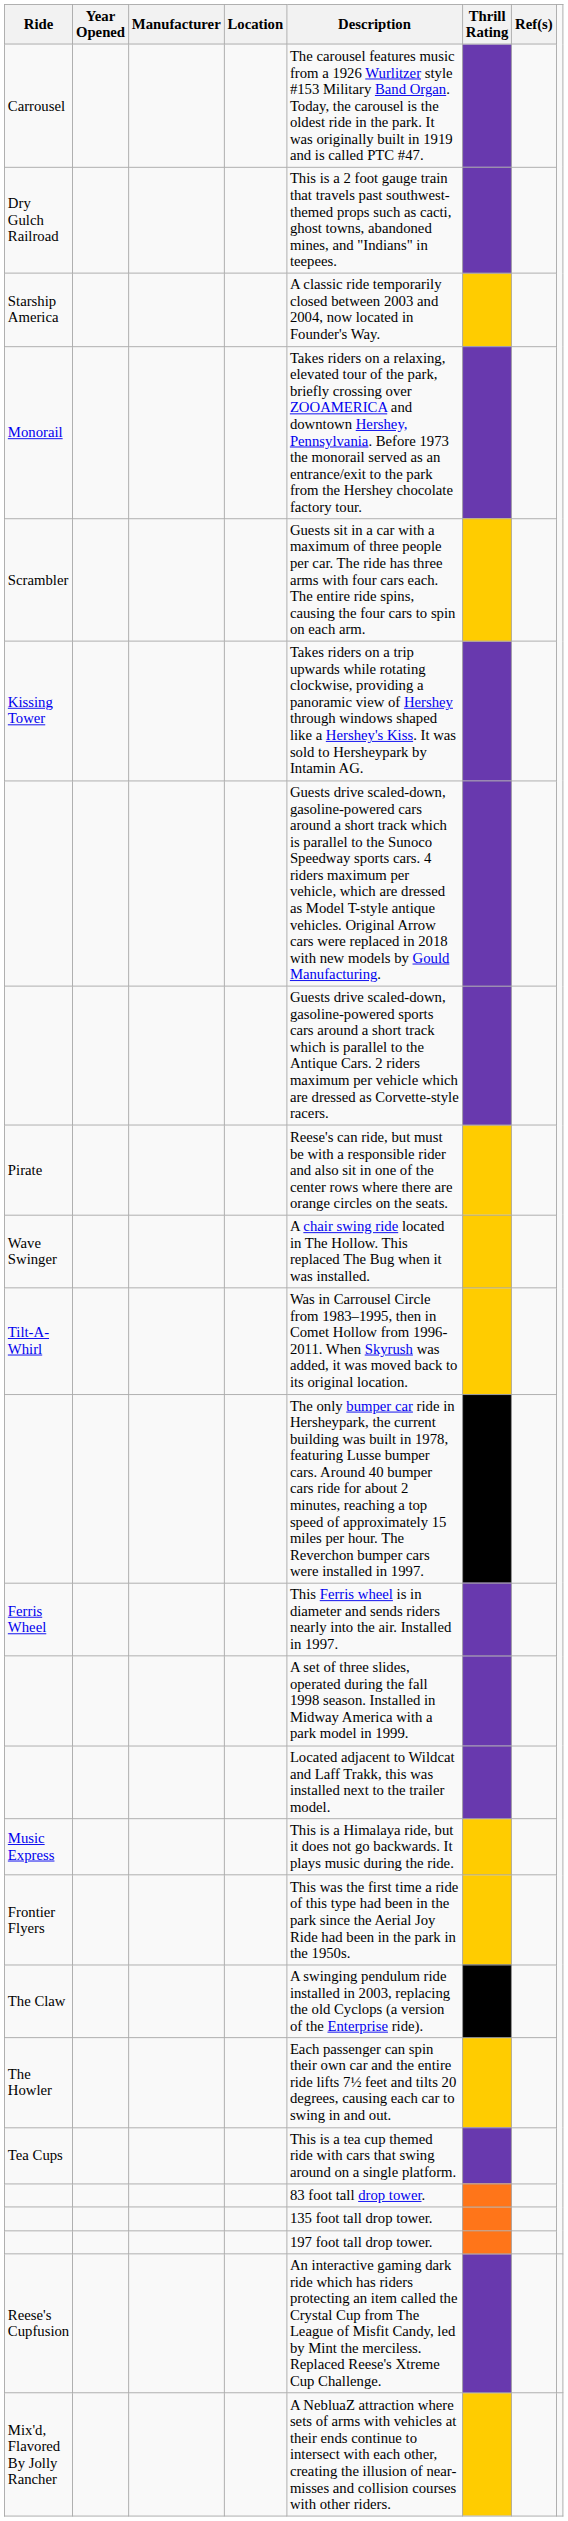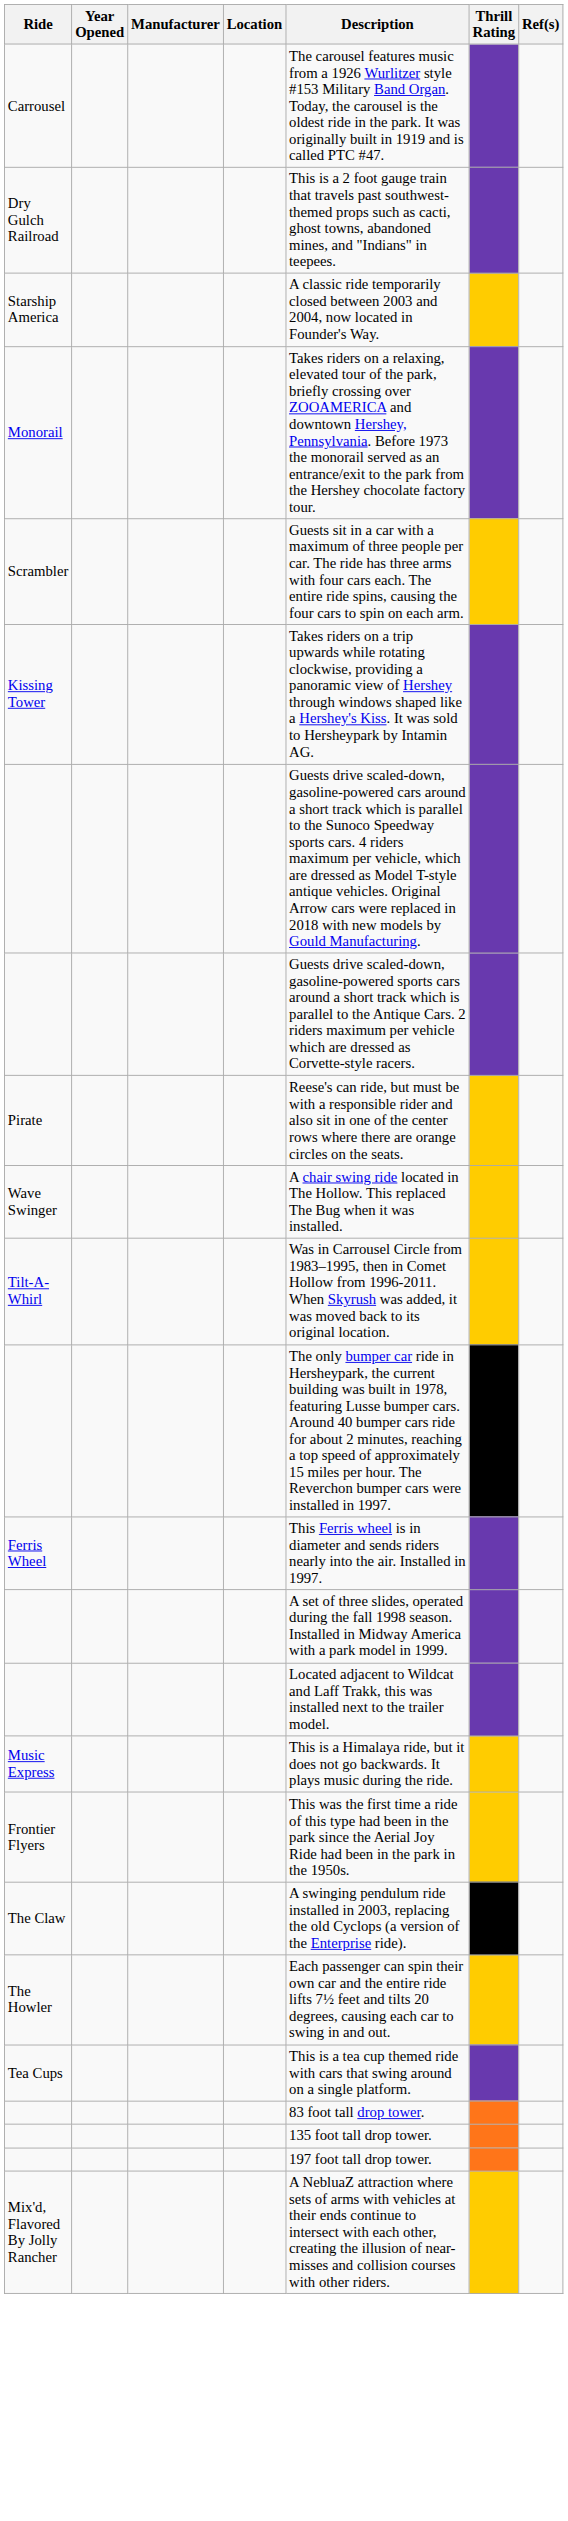- row: (39, 2323)
